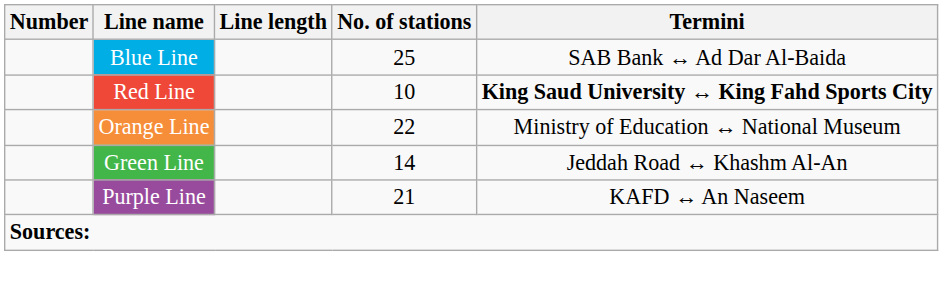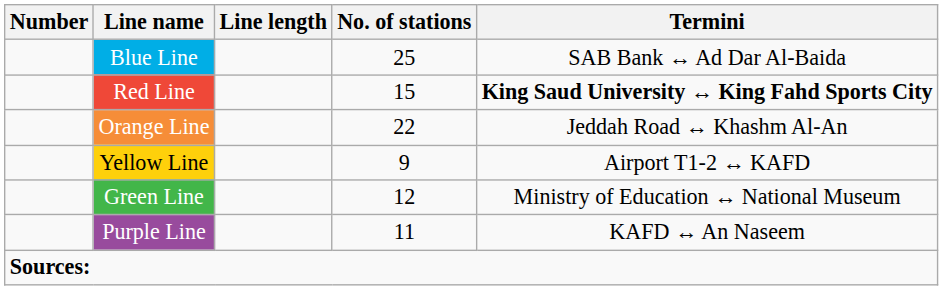(404, 92) 10 -> (404, 92) 15
(707, 127) Ministry of Education ↔ National Museum -> (707, 127) Jeddah Road ↔ Khashm Al-An
+ row: (154, 162)
(404, 162) 14 -> (404, 197) 12
(707, 162) Jeddah Road ↔ Khashm Al-An -> (707, 197) Ministry of Education ↔ National Museum
(404, 197) 21 -> (404, 232) 11
